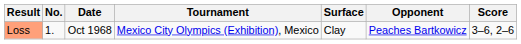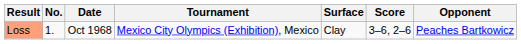columns swapped: (418, 13) <-> (493, 13)
